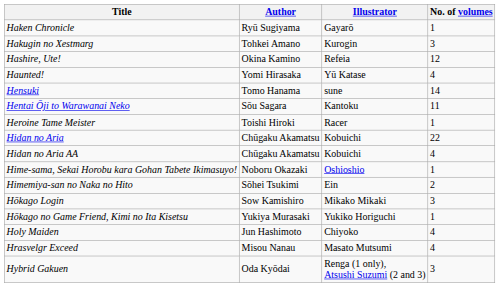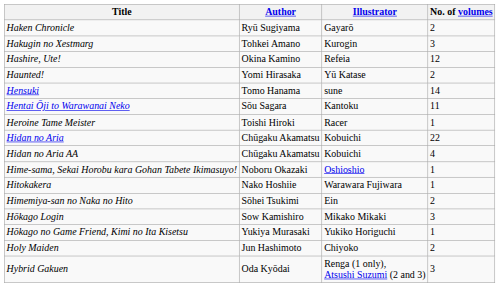(433, 28) 1 -> (433, 28) 2
(433, 75) 4 -> (433, 75) 2
+ row: (29, 185)
(433, 232) 4 -> (433, 248) 2
- row: (42, 248)
